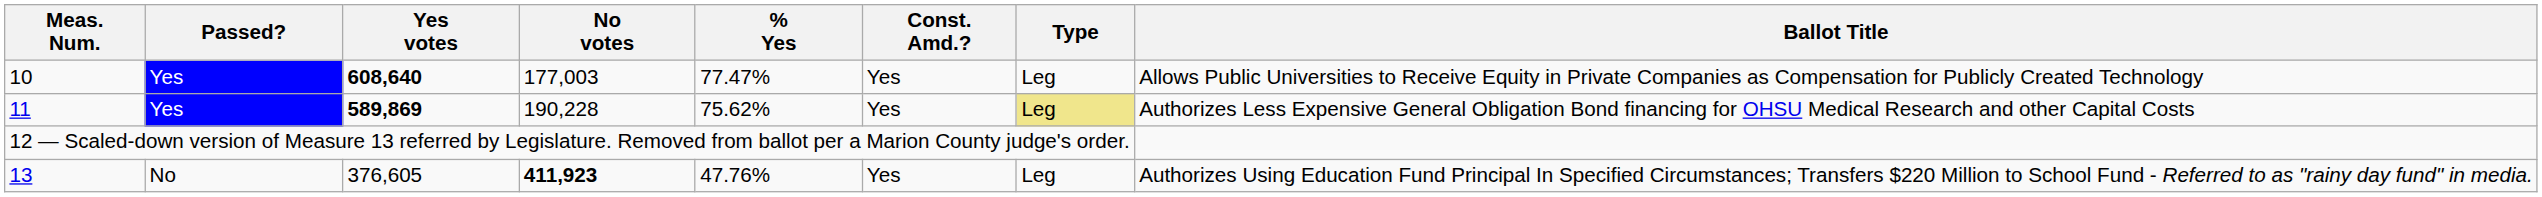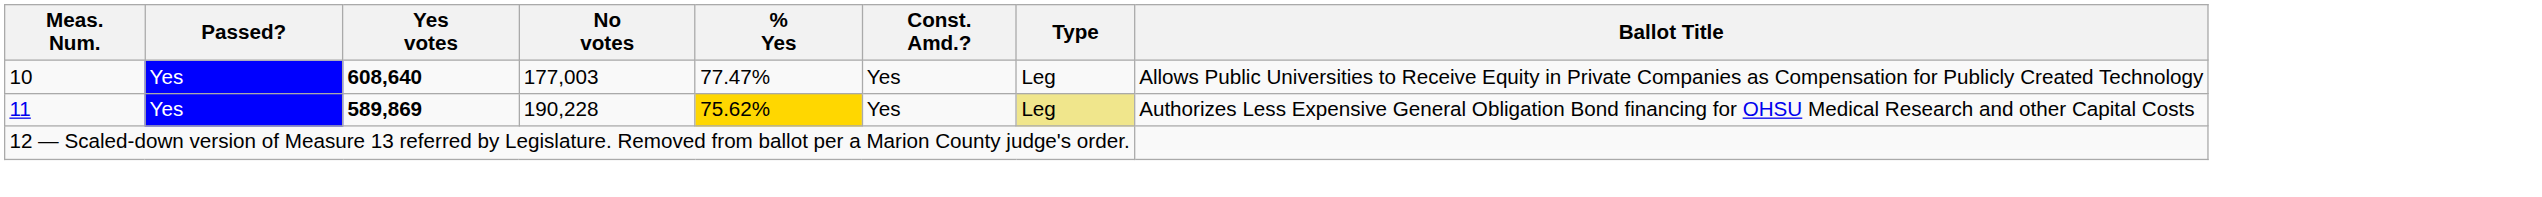(735, 109) no background -> (735, 109) gold background
- row: (21, 175)
